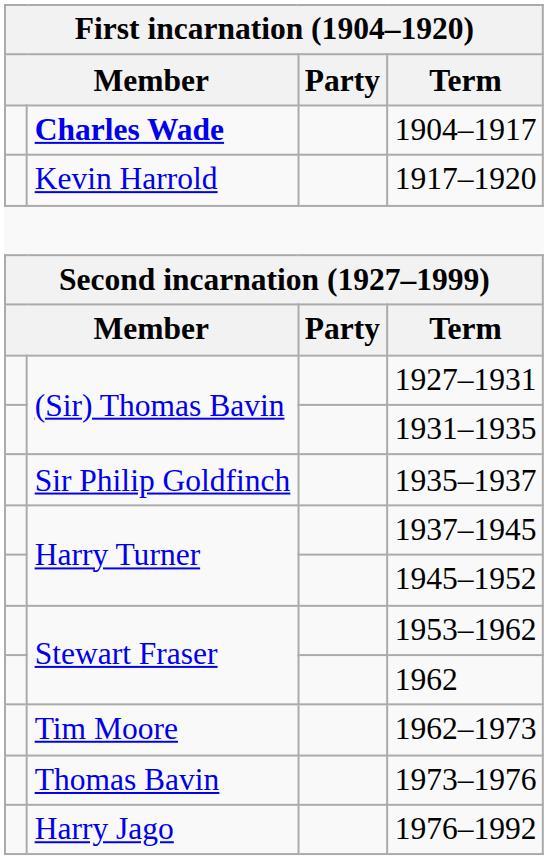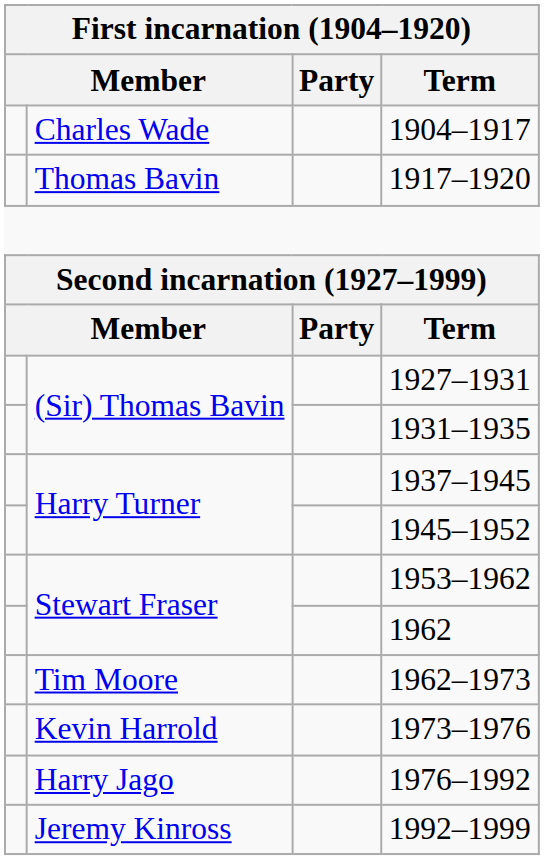(129, 129) bold -> (122, 129) normal
(126, 179) Kevin Harrold -> (127, 179) Thomas Bavin
- row: (466, 479)
(127, 779) Thomas Bavin -> (126, 729) Kevin Harrold
+ row: (460, 829)
